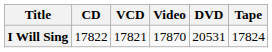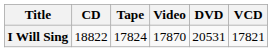columns swapped: (248, 15) <-> (130, 15)
(91, 36) 17822 -> (91, 36) 18822
